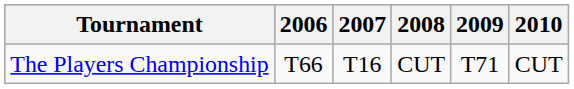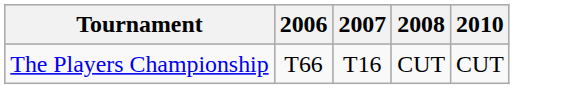- column: (480, 24)
